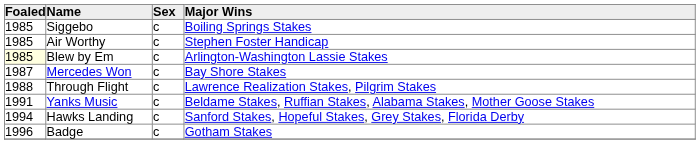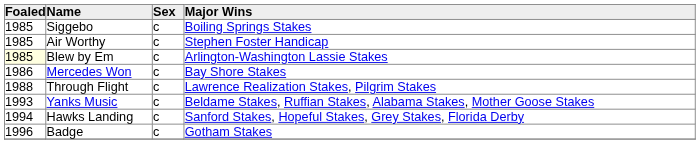(19, 72) 1987 -> (19, 72) 1986
(19, 102) 1991 -> (19, 102) 1993
